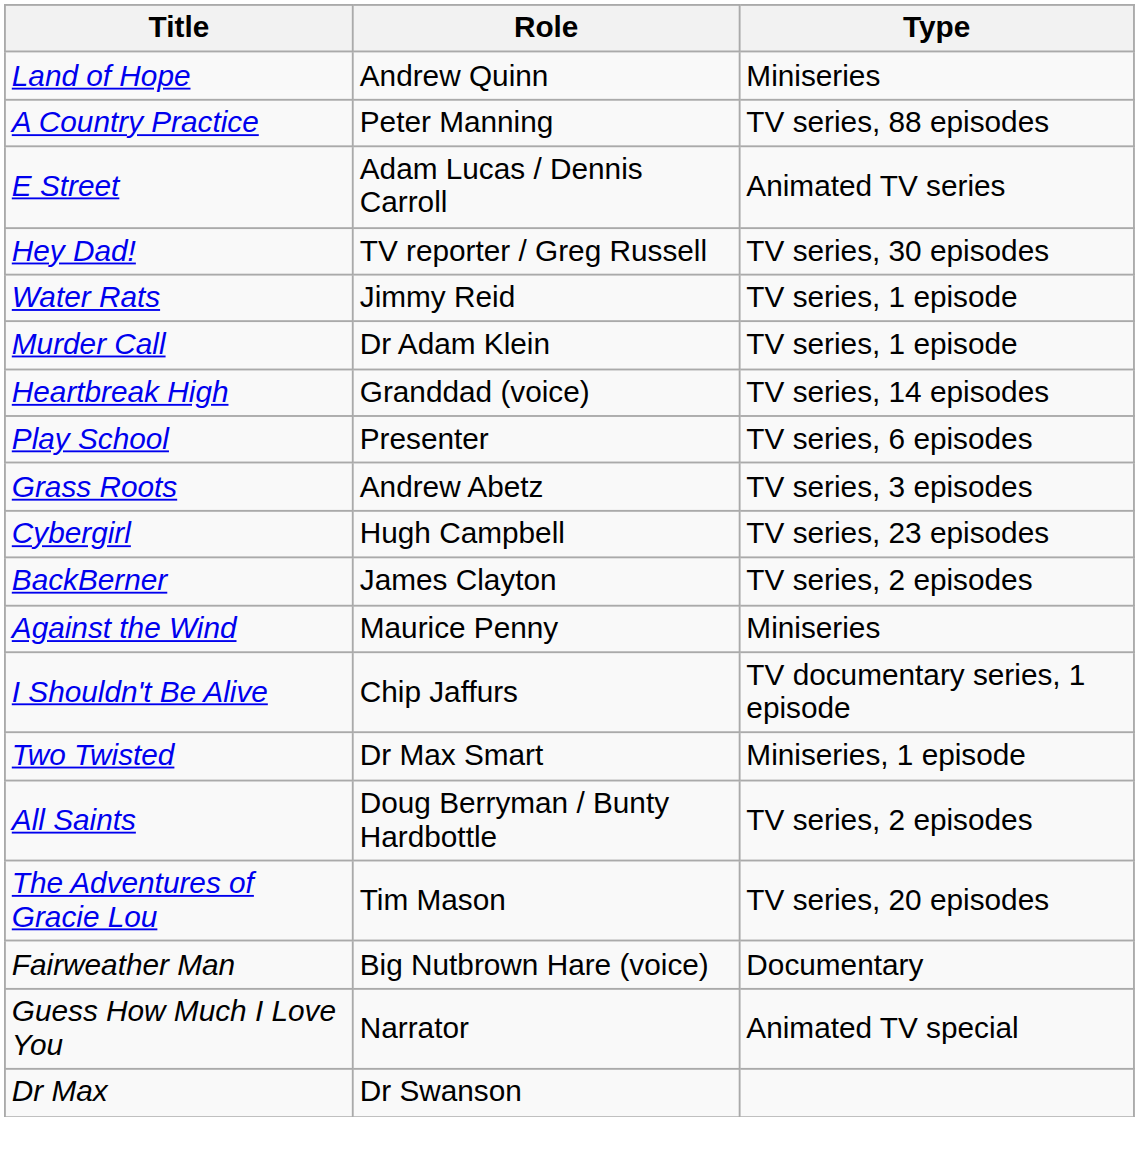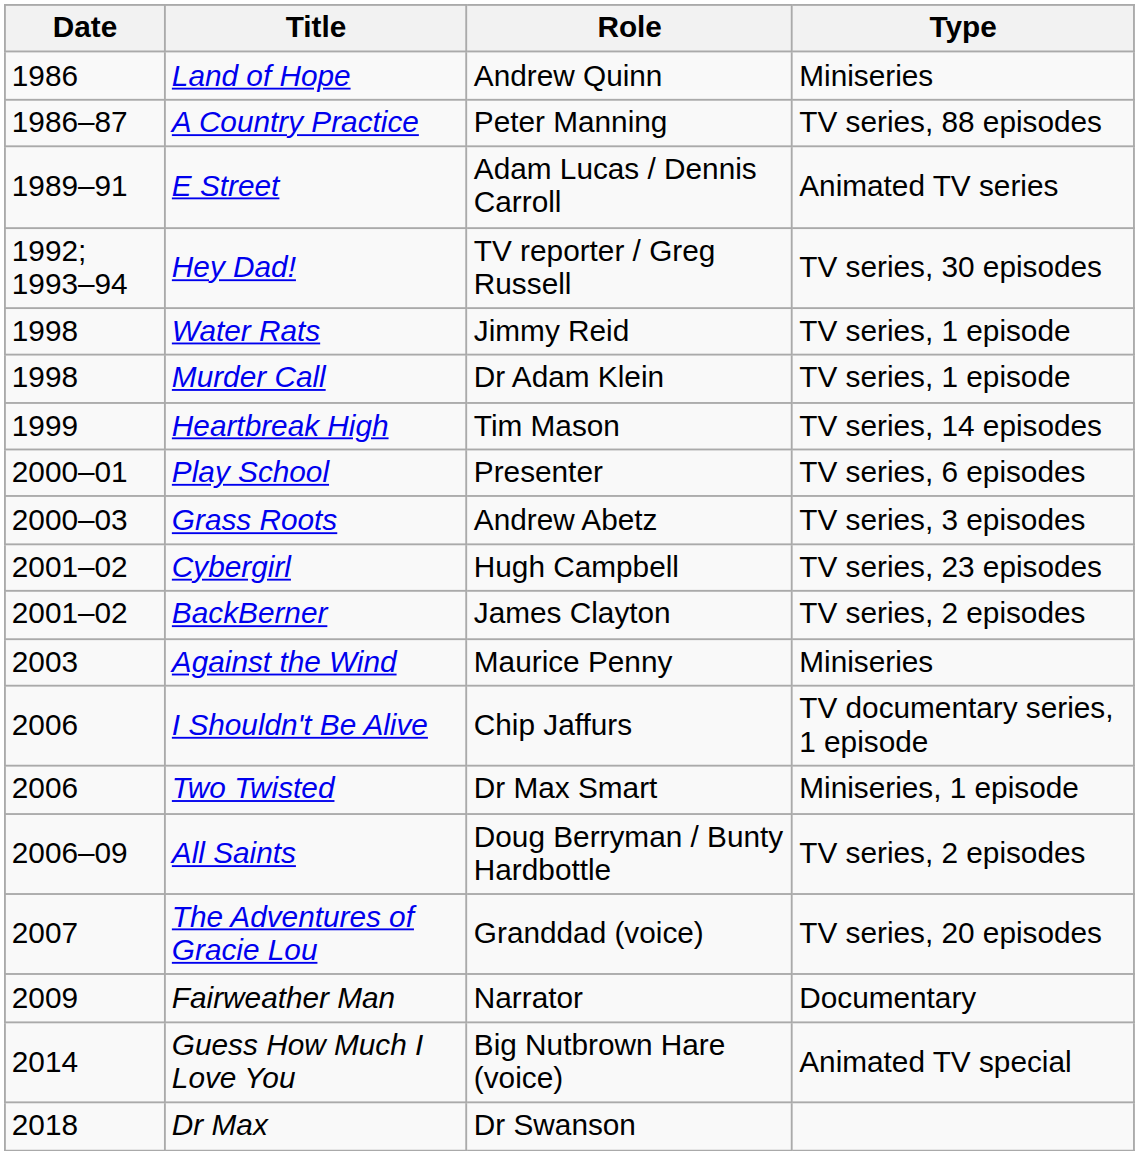+ column: (85, 28)
(475, 391) Granddad (voice) -> (547, 425) Tim Mason
(433, 900) Tim Mason -> (589, 933) Granddad (voice)
(534, 964) Big Nutbrown Hare (voice) -> (528, 997) Narrator
(414, 1028) Narrator -> (600, 1061) Big Nutbrown Hare (voice)
